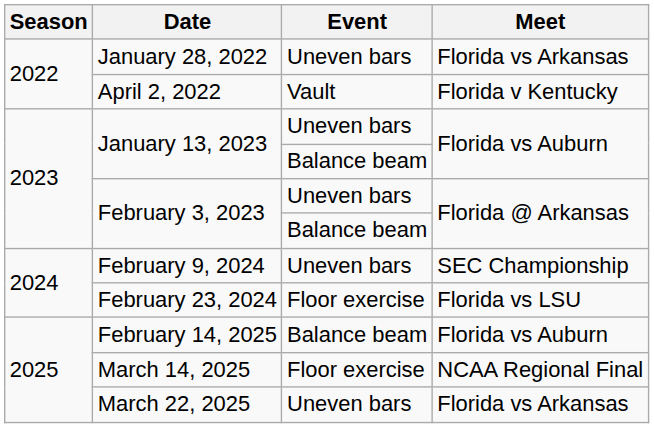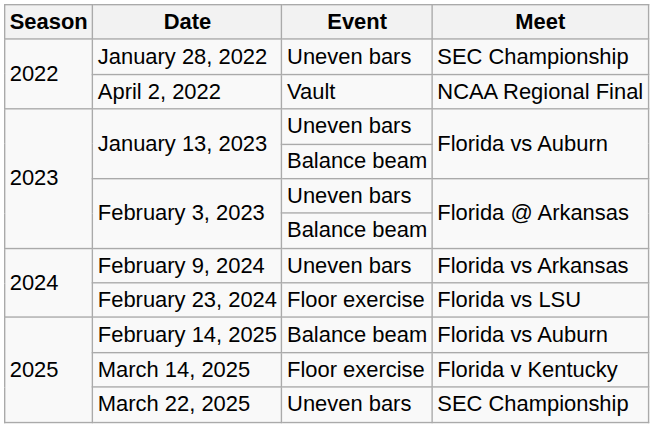(533, 56) Florida vs Arkansas -> (533, 56) SEC Championship
(527, 91) Florida v Kentucky -> (540, 91) NCAA Regional Final
(533, 265) SEC Championship -> (533, 265) Florida vs Arkansas
(540, 369) NCAA Regional Final -> (527, 369) Florida v Kentucky
(533, 404) Florida vs Arkansas -> (533, 404) SEC Championship
